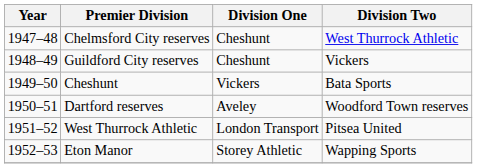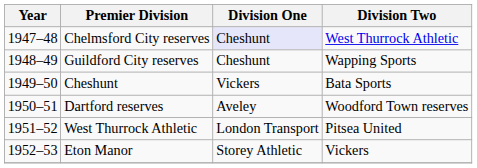(243, 38) no background -> (243, 38) lavender background
(347, 60) Vickers -> (371, 60) Wapping Sports
(371, 151) Wapping Sports -> (347, 151) Vickers
